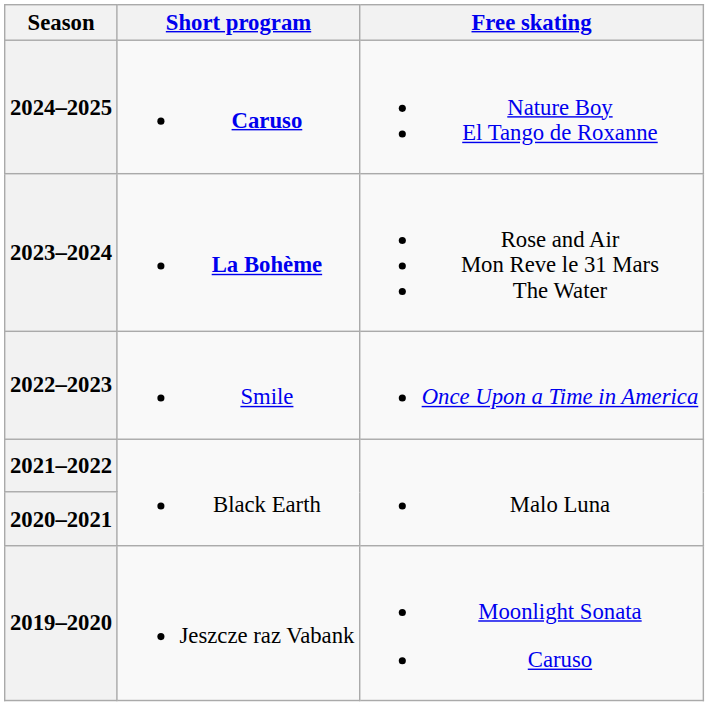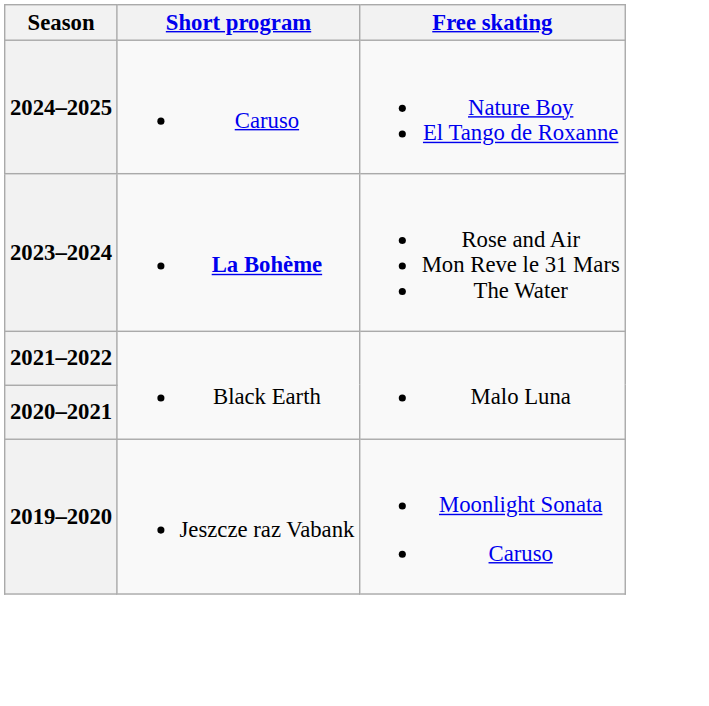(239, 120) bold -> (239, 120) normal
- row: (61, 384)
